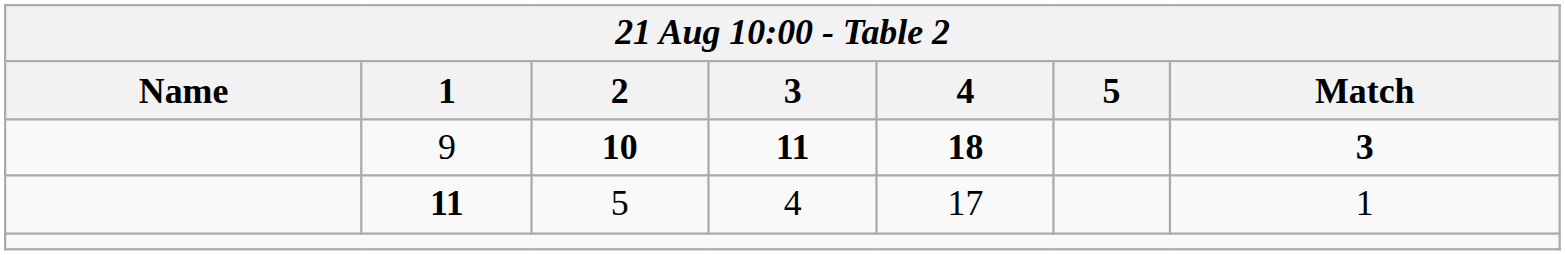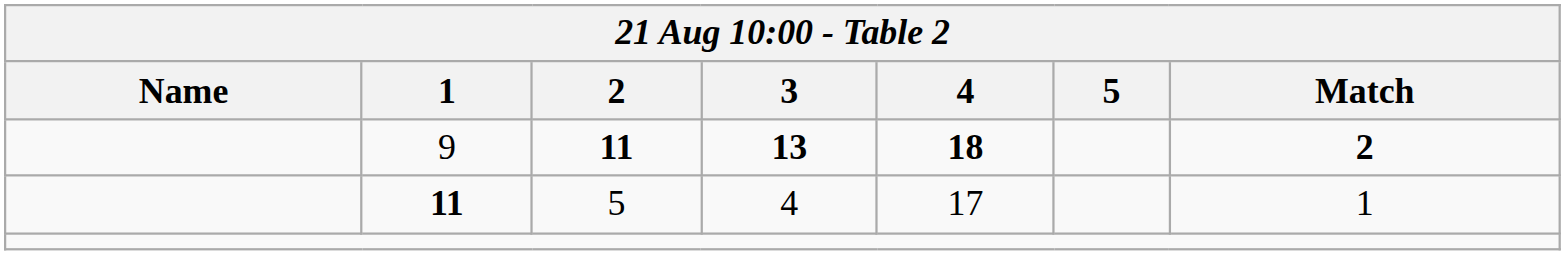(620, 146) 10 -> (616, 146) 11
(793, 146) 11 -> (789, 146) 13
(1365, 146) 3 -> (1365, 146) 2
